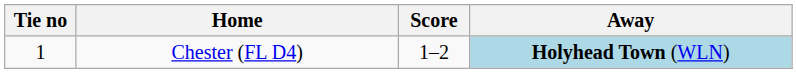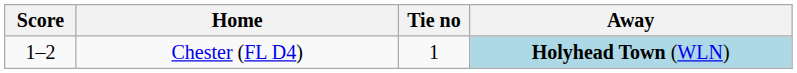columns swapped: (40, 20) <-> (434, 20)
